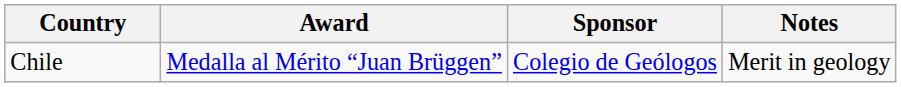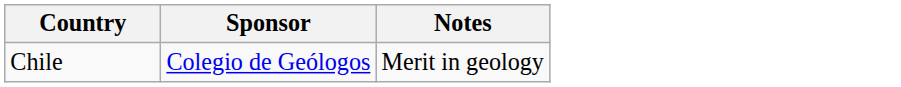- column: (334, 23)
